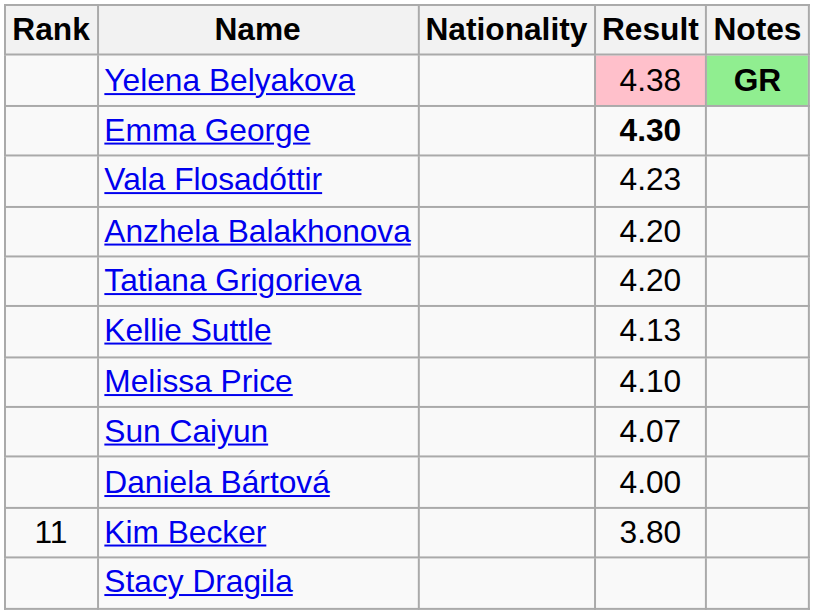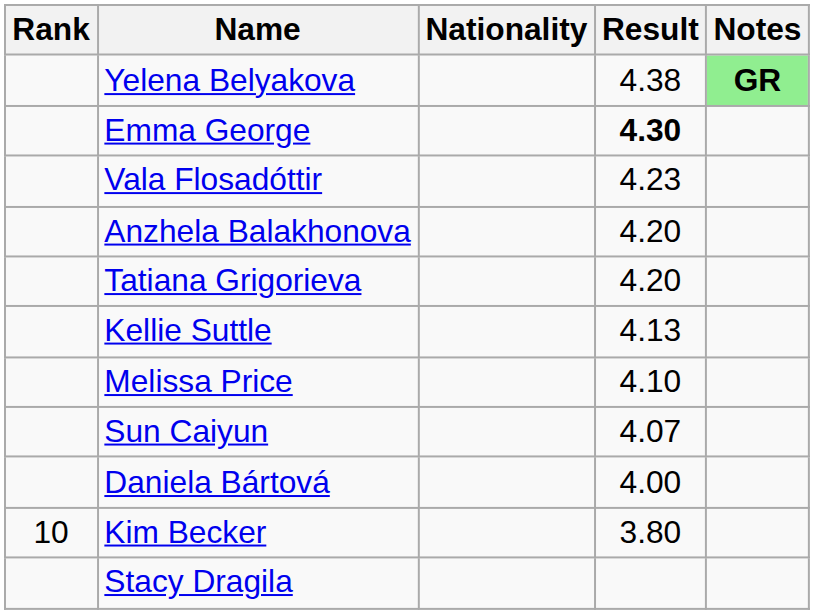(650, 79) pink background -> (650, 79) no background
(51, 532) 11 -> (51, 532) 10
